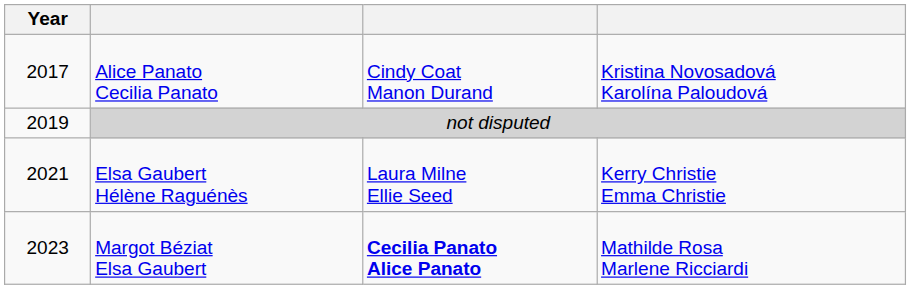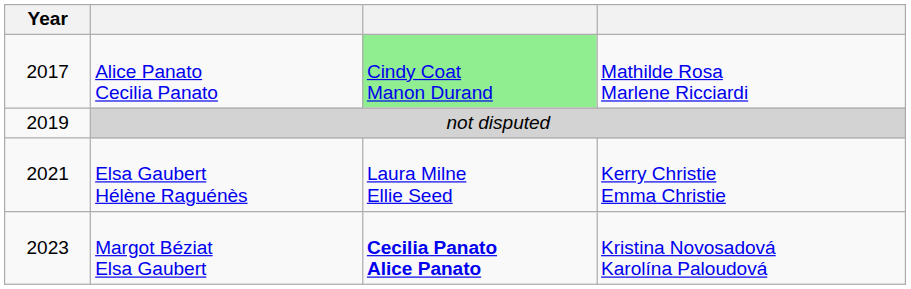(430, 81) no background -> (430, 81) lightgreen background
(688, 81) Kristina Novosadová Karolína Paloudová -> (675, 81) Mathilde Rosa Marlene Ricciardi
(675, 258) Mathilde Rosa Marlene Ricciardi -> (688, 258) Kristina Novosadová Karolína Paloudová
